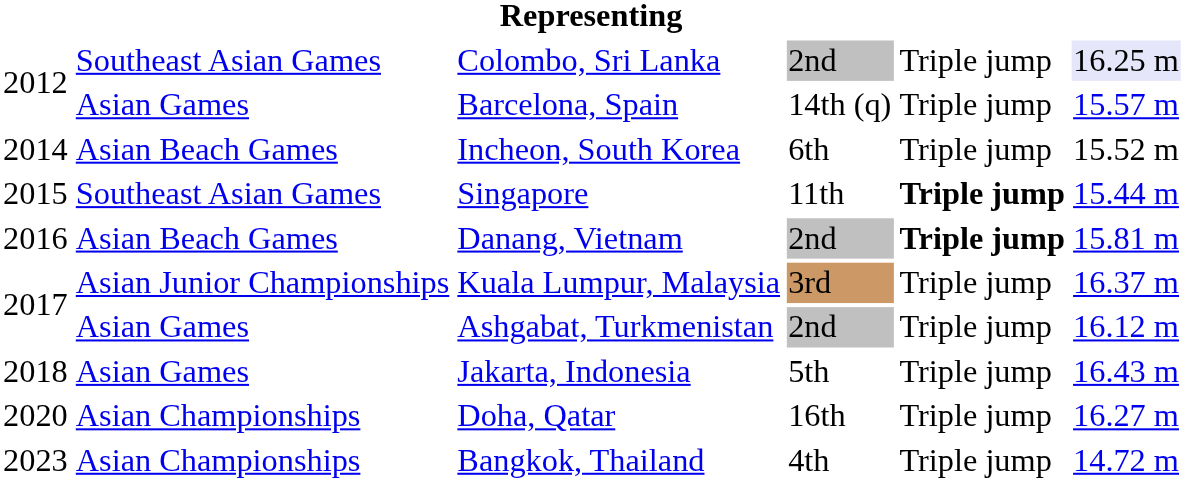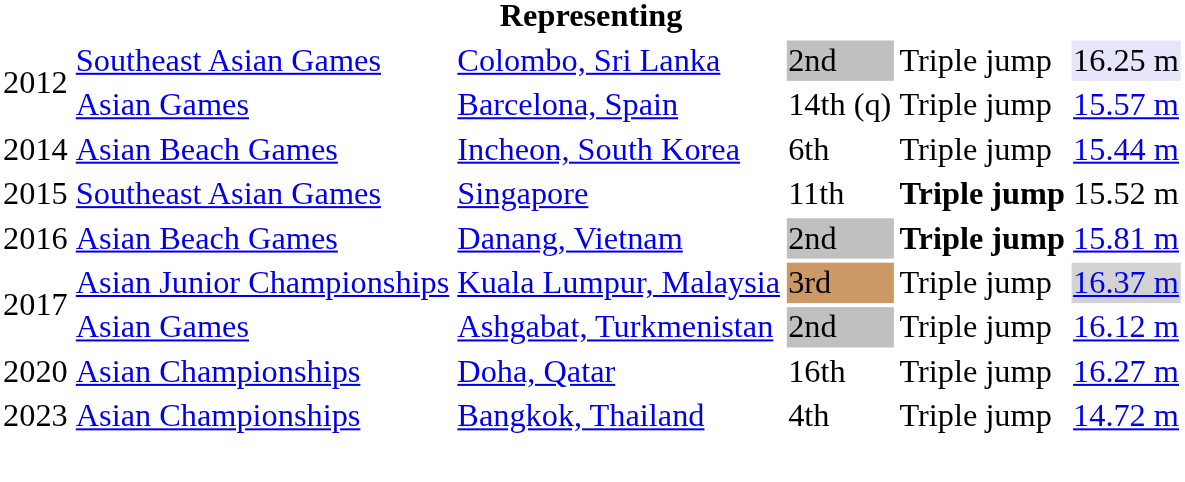(1126, 149) 15.52 m -> (1126, 149) 15.44 m
(1126, 193) 15.44 m -> (1126, 193) 15.52 m
(1126, 282) no background -> (1126, 282) lightgrey background
- row: (574, 371)
